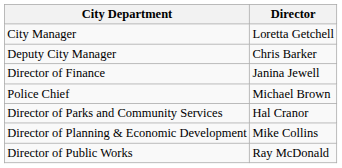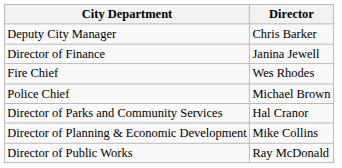- row: (42, 34)
+ row: (33, 73)
